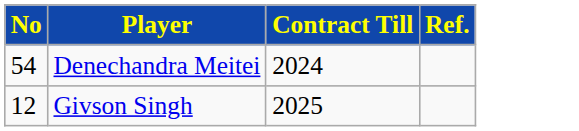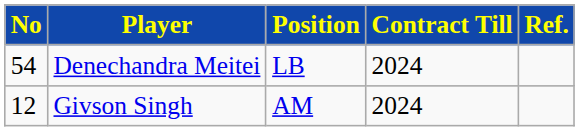+ column: (316, 24)
(298, 105) 2025 -> (397, 105) 2024
